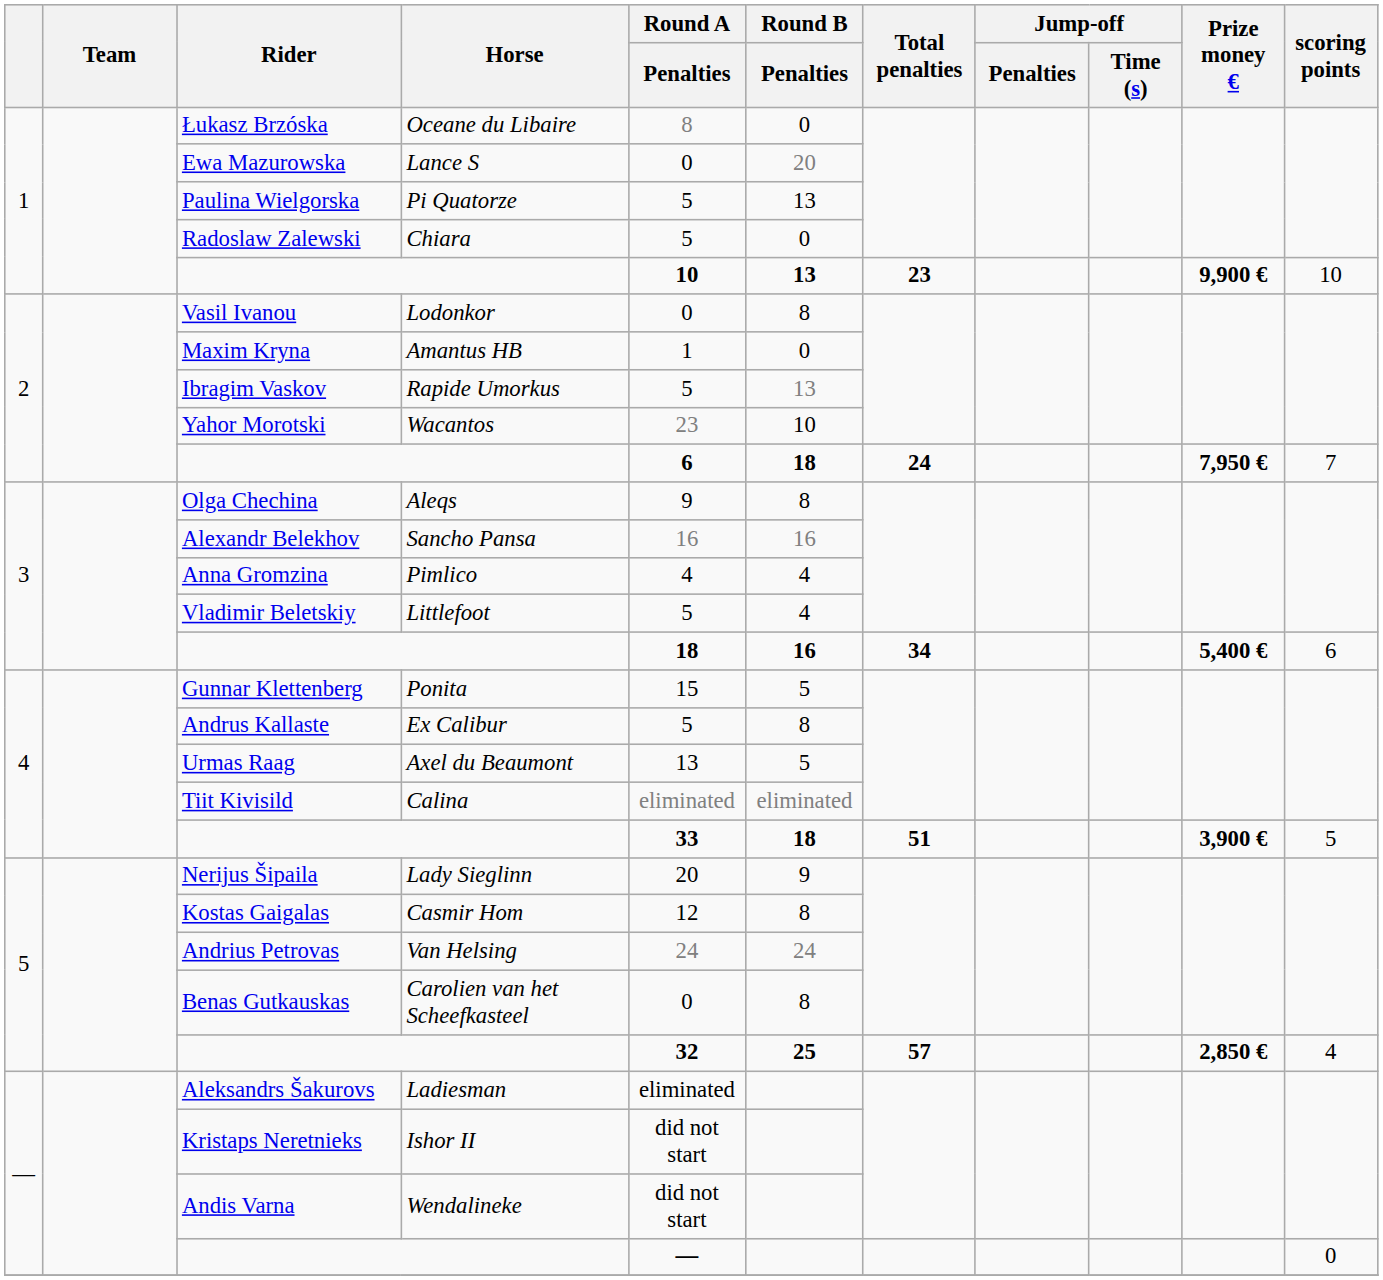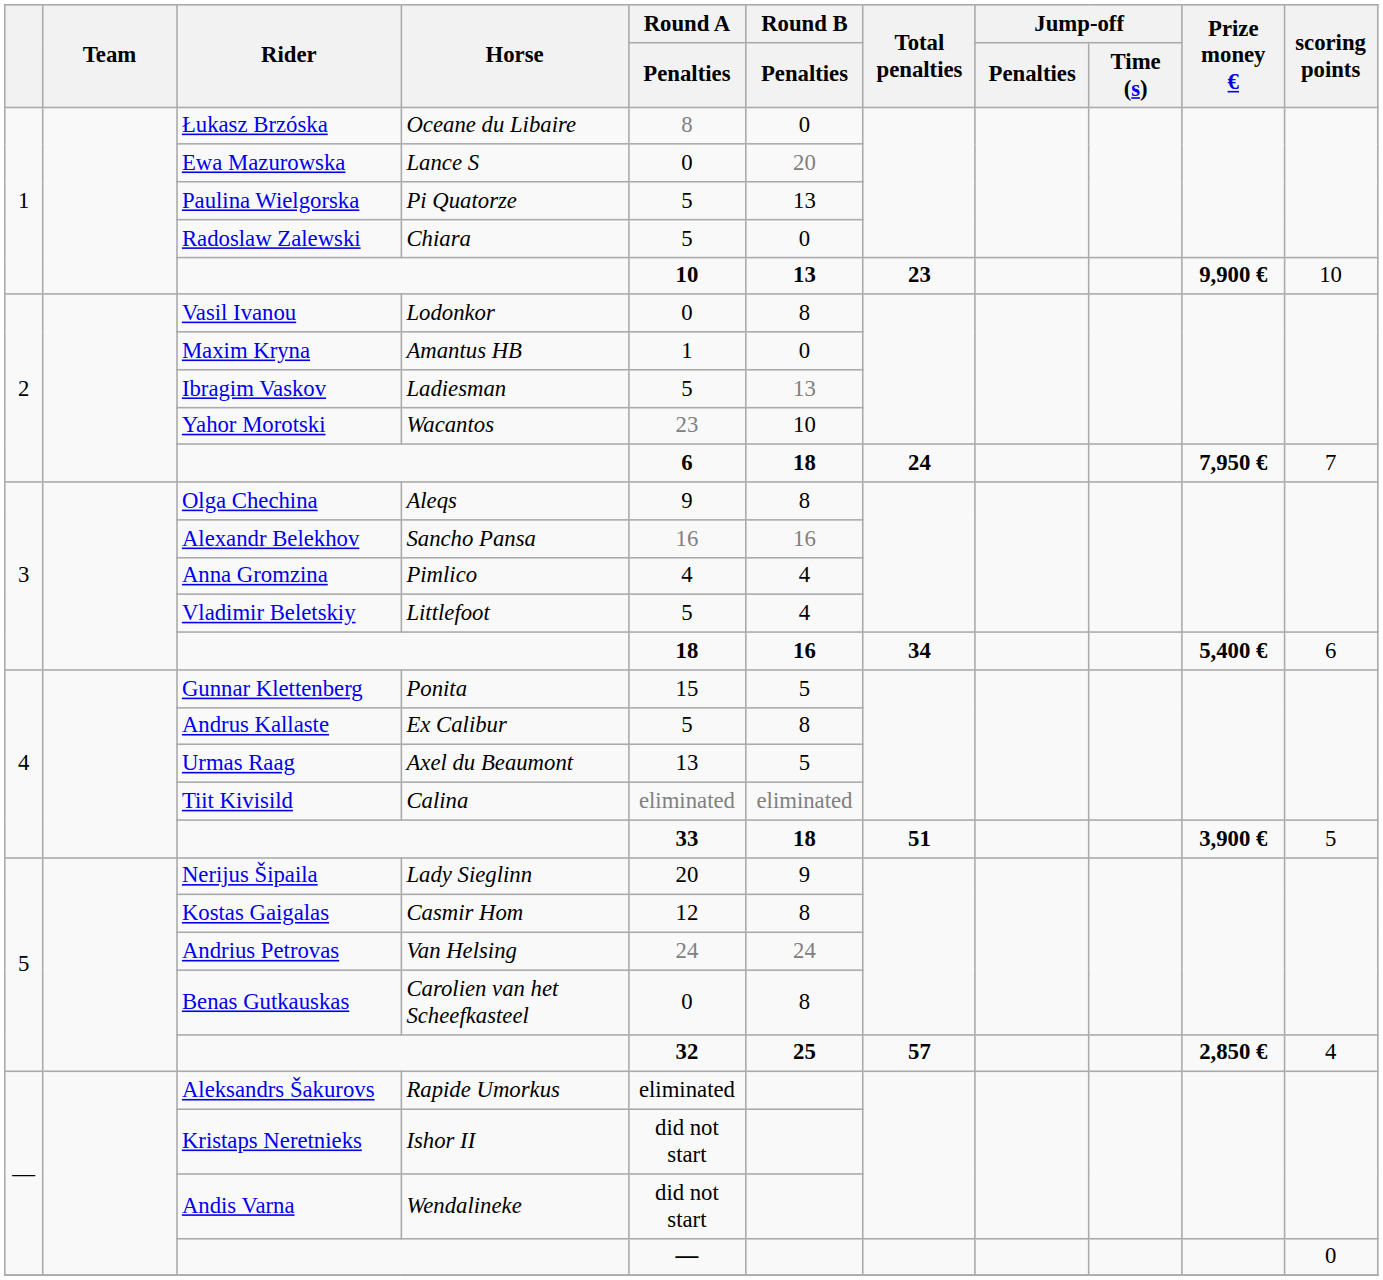(483, 388) Rapide Umorkus -> (456, 388) Ladiesman
(456, 1090) Ladiesman -> (483, 1090) Rapide Umorkus
